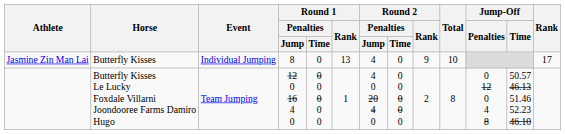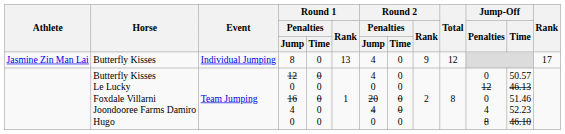(453, 60) 10 -> (453, 60) 12
